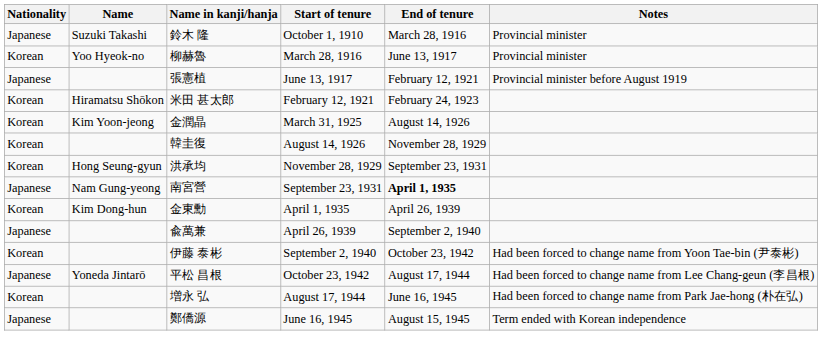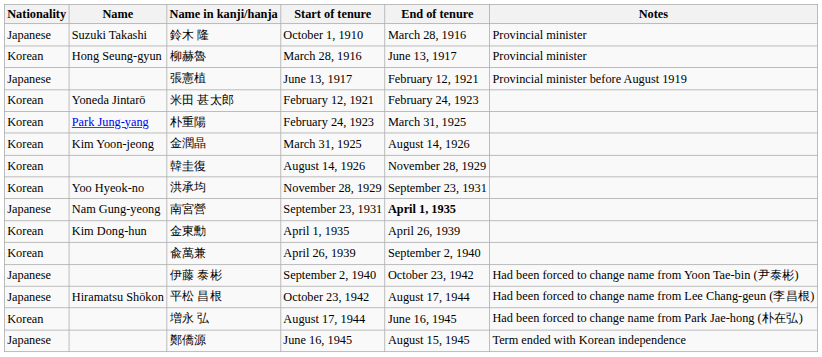(108, 56) Yoo Hyeok-no -> (117, 56) Hong Seung-gyun
(118, 100) Hiramatsu Shōkon -> (109, 100) Yoneda Jintarō
+ row: (188, 121)
(117, 166) Hong Seung-gyun -> (108, 187) Yoo Hyeok-no
(29, 231) Japanese -> (25, 253) Korean
(25, 253) Korean -> (29, 275) Japanese
(109, 275) Yoneda Jintarō -> (118, 297) Hiramatsu Shōkon
